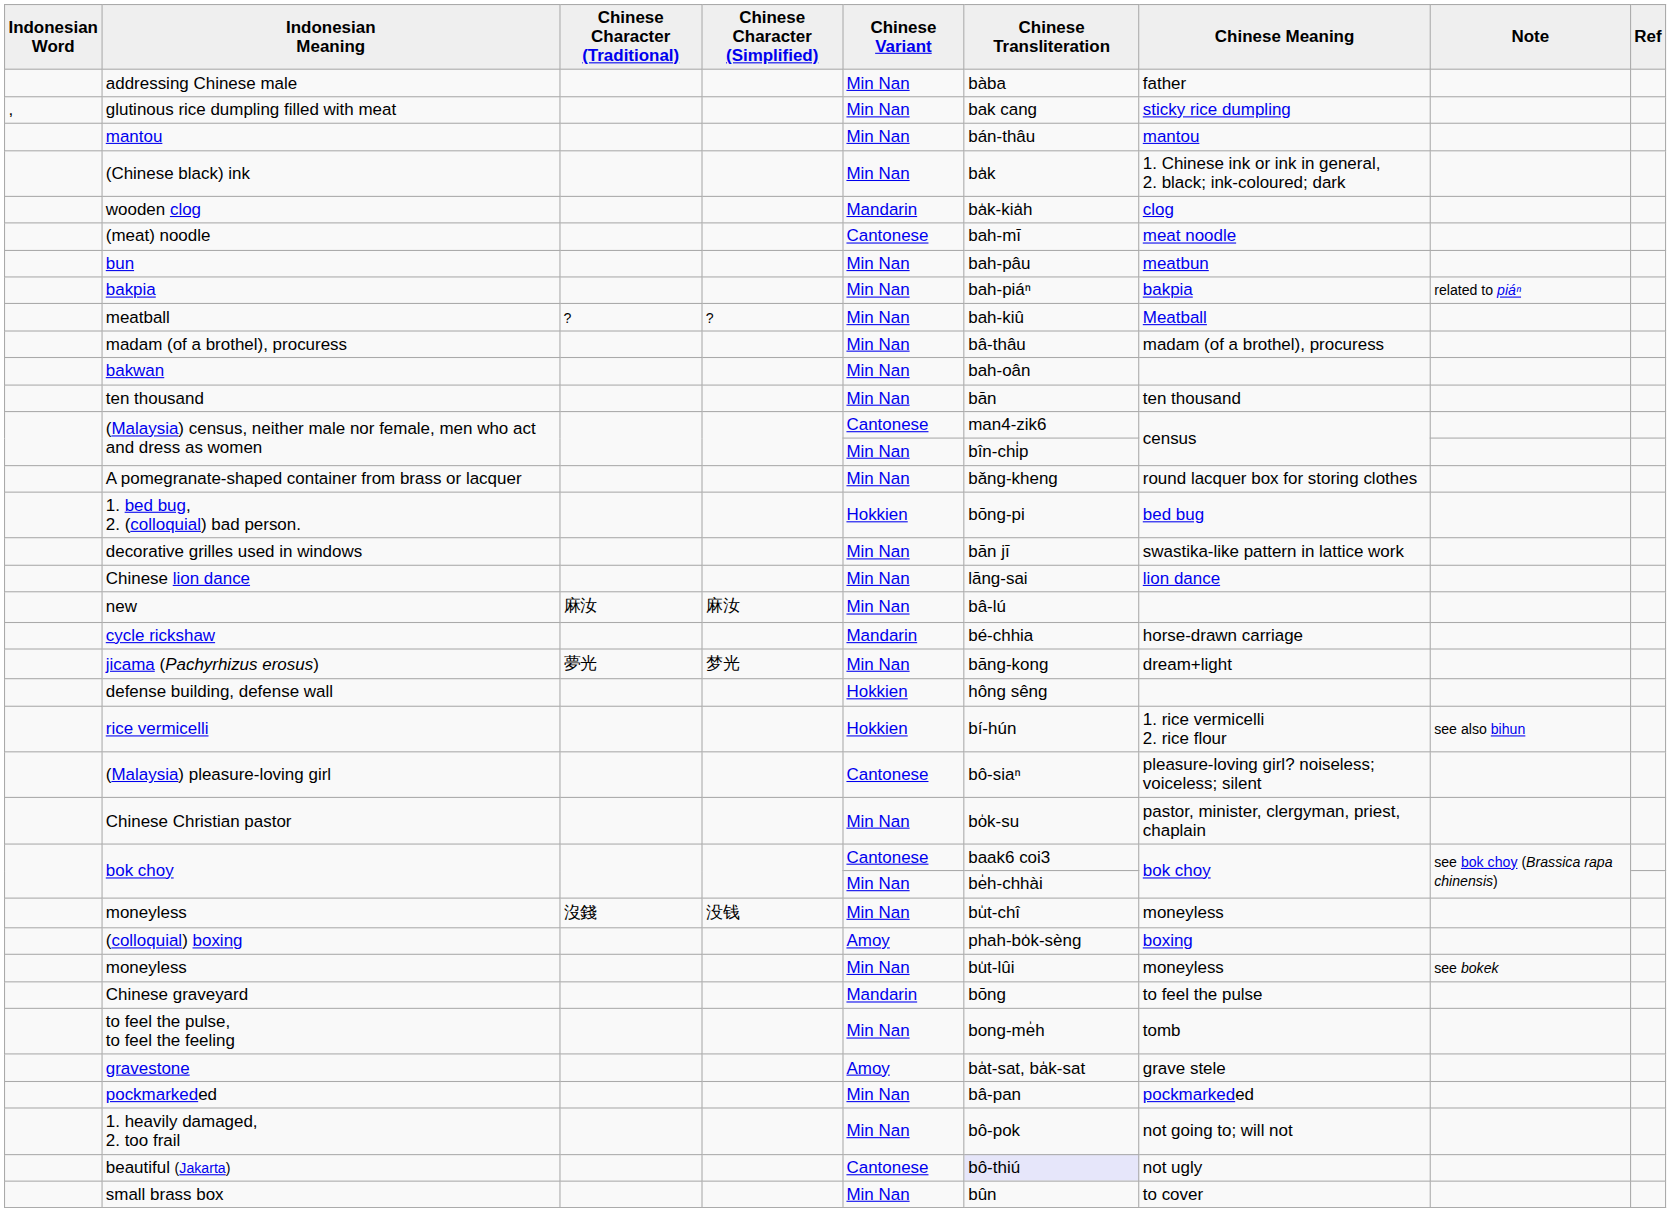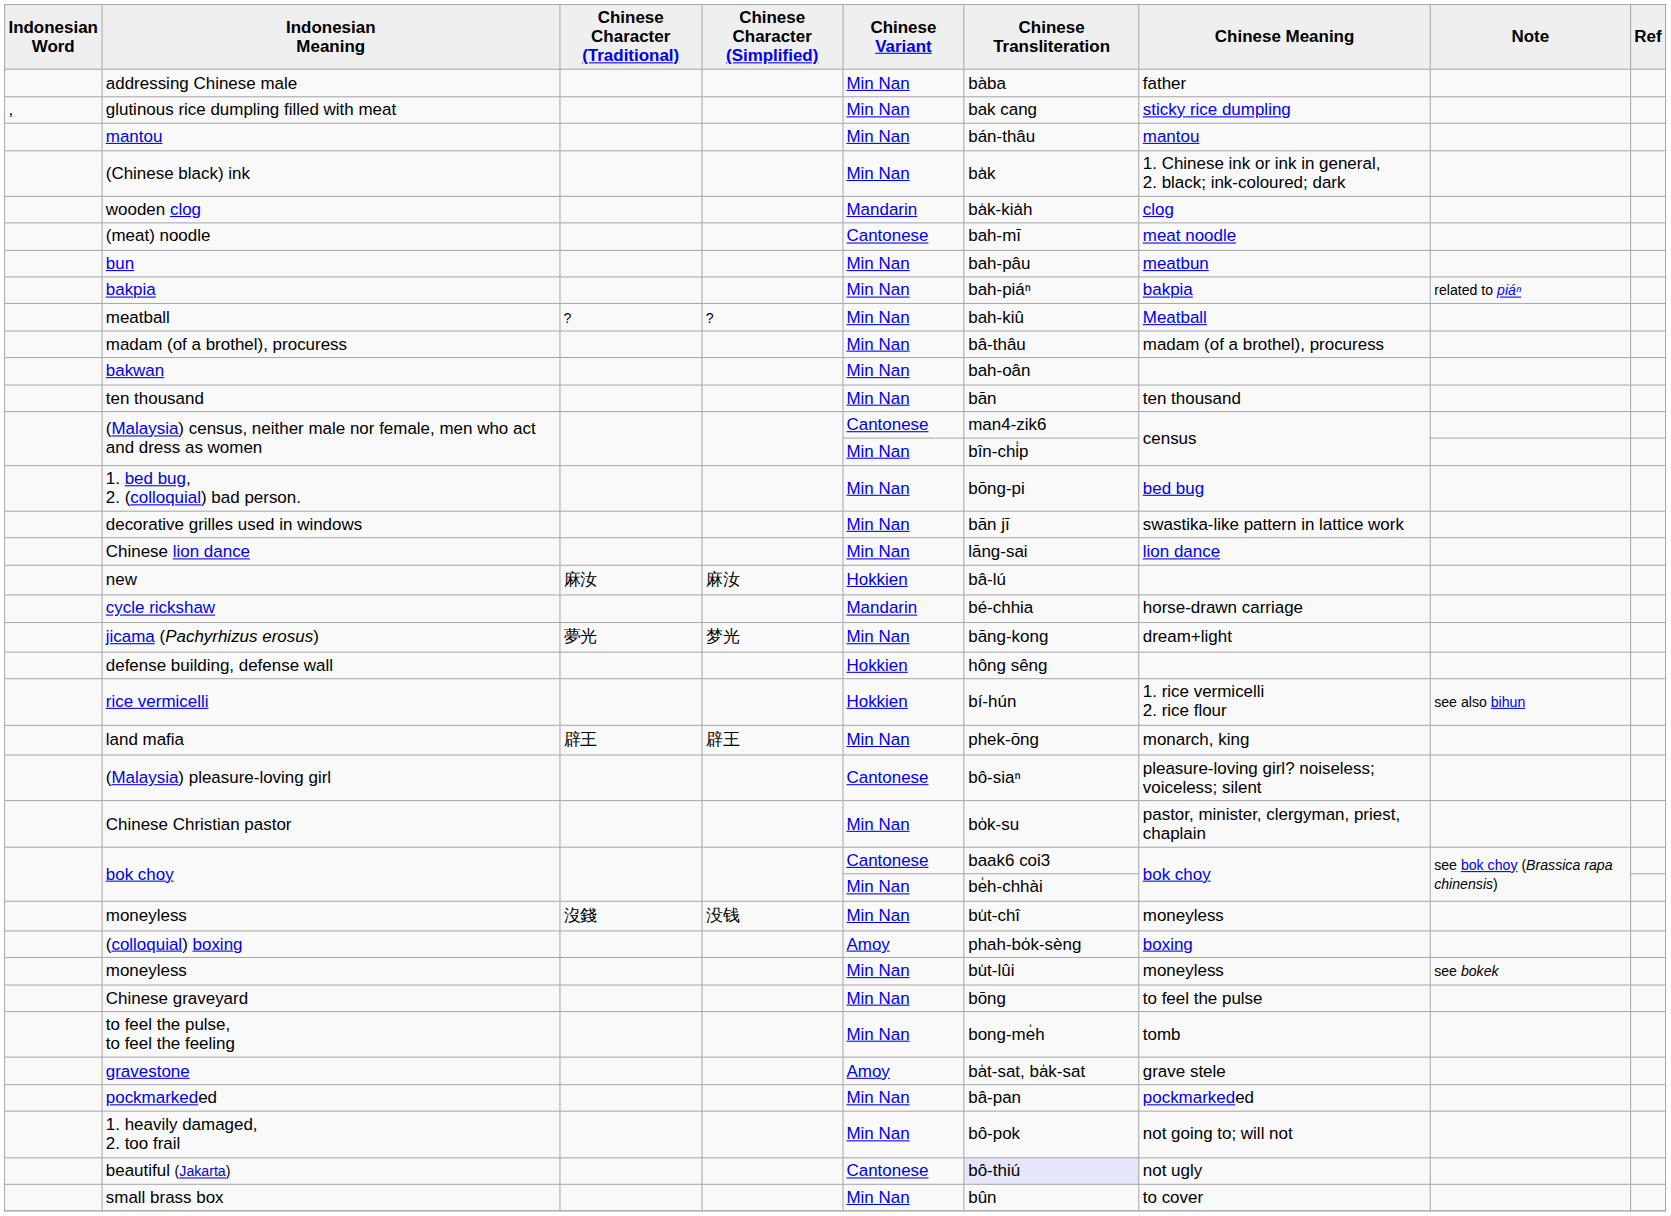- row: (314, 478)
(877, 515) Hokkien -> (878, 488) Min Nan
(878, 606) Min Nan -> (877, 580) Hokkien
+ row: (145, 739)
(882, 994) Mandarin -> (878, 998) Min Nan
